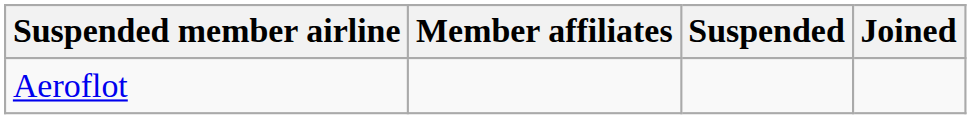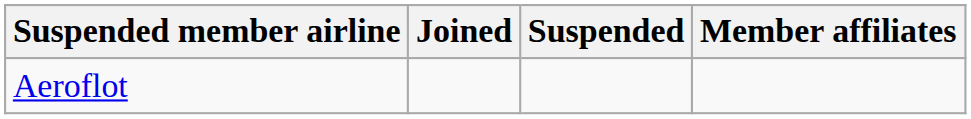columns swapped: (908, 31) <-> (544, 31)
